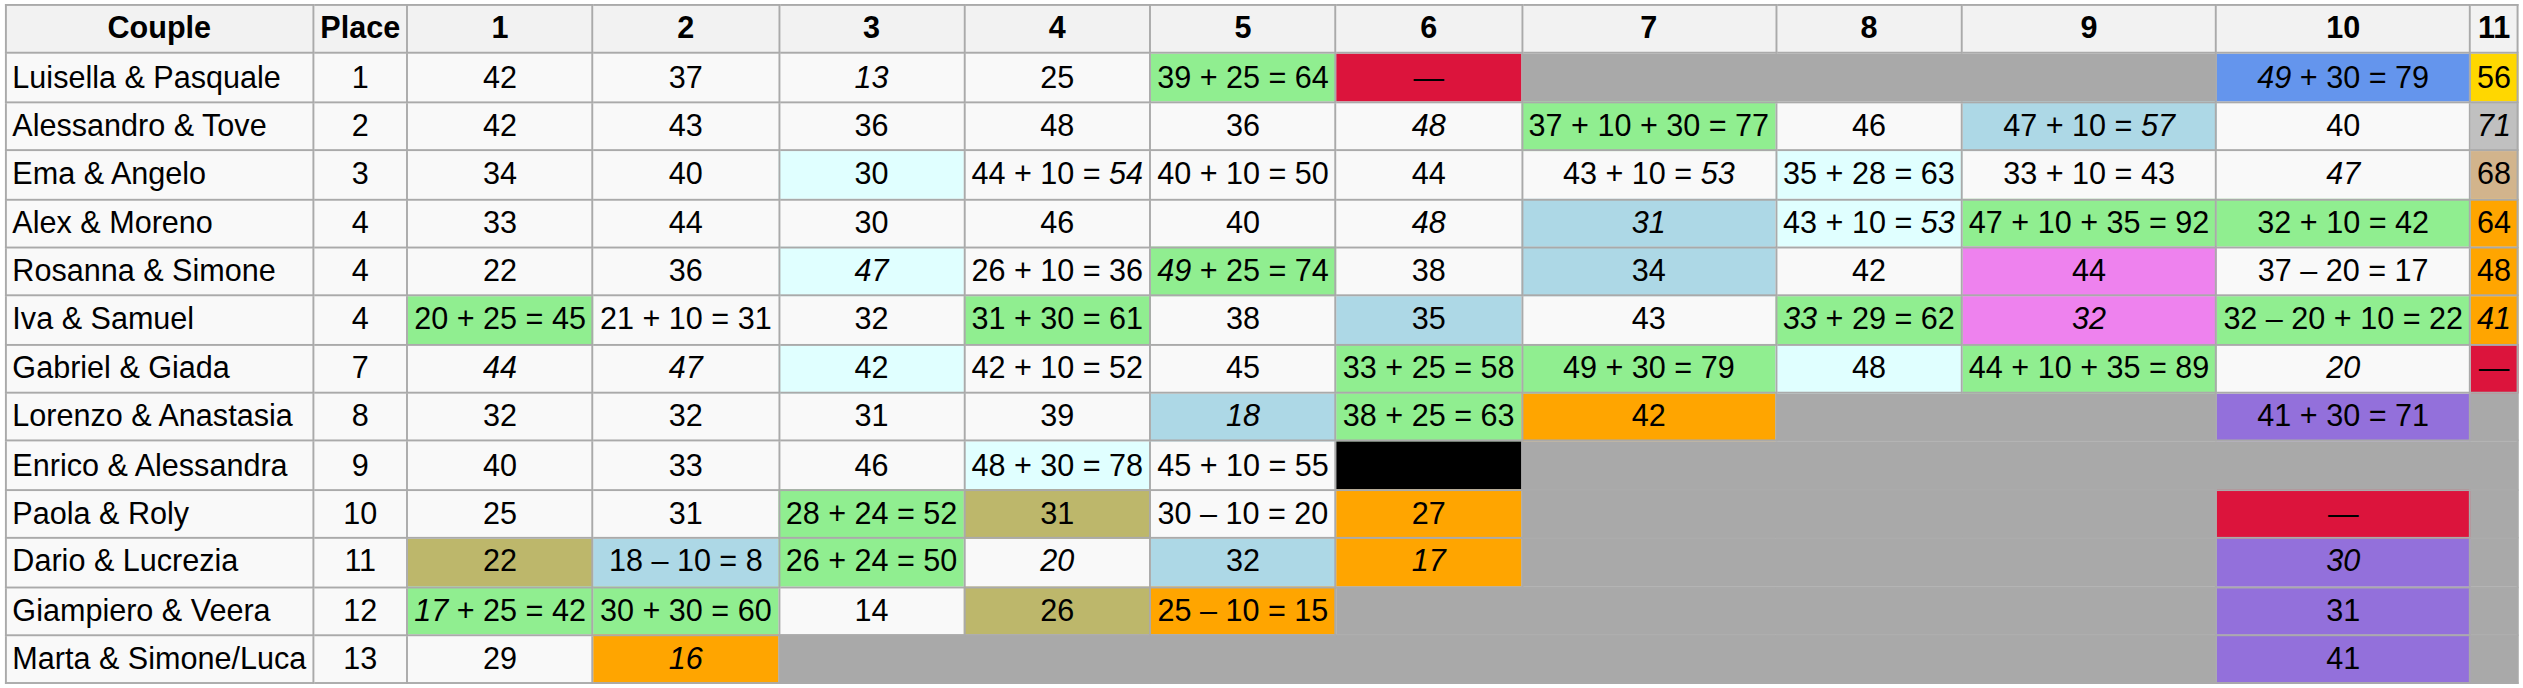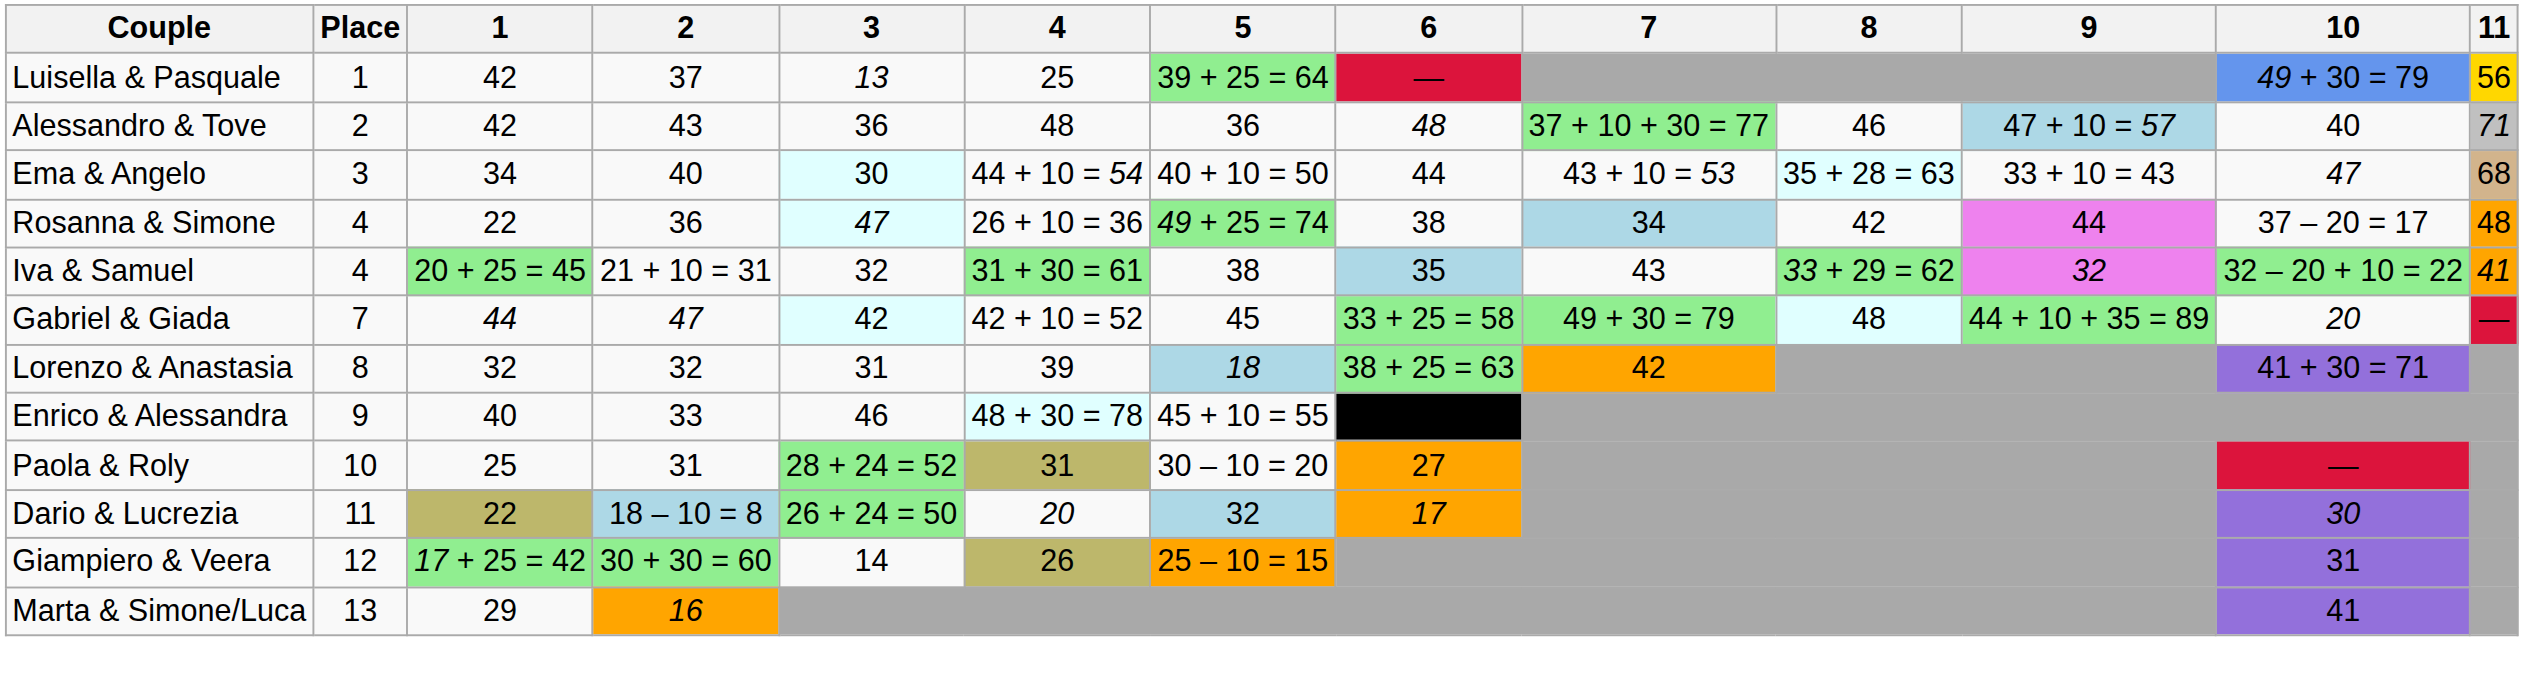- row: (113, 222)
